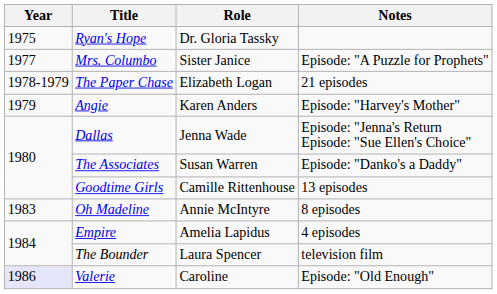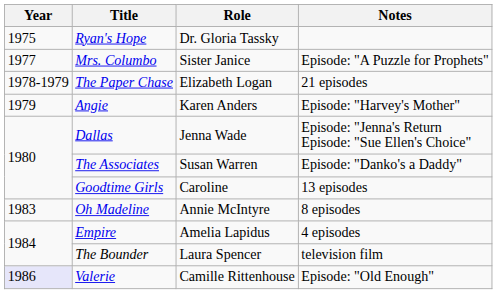(237, 187) Camille Rittenhouse -> (204, 187) Caroline
(204, 277) Caroline -> (237, 277) Camille Rittenhouse
